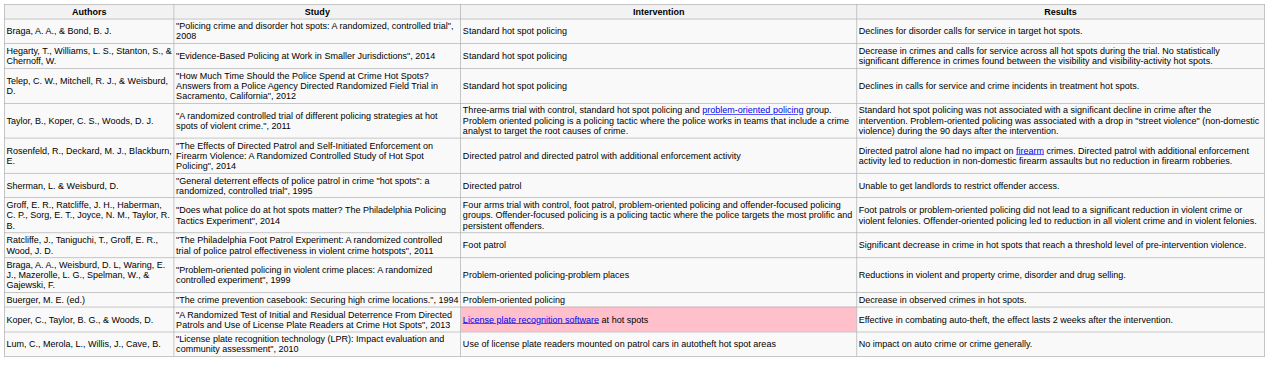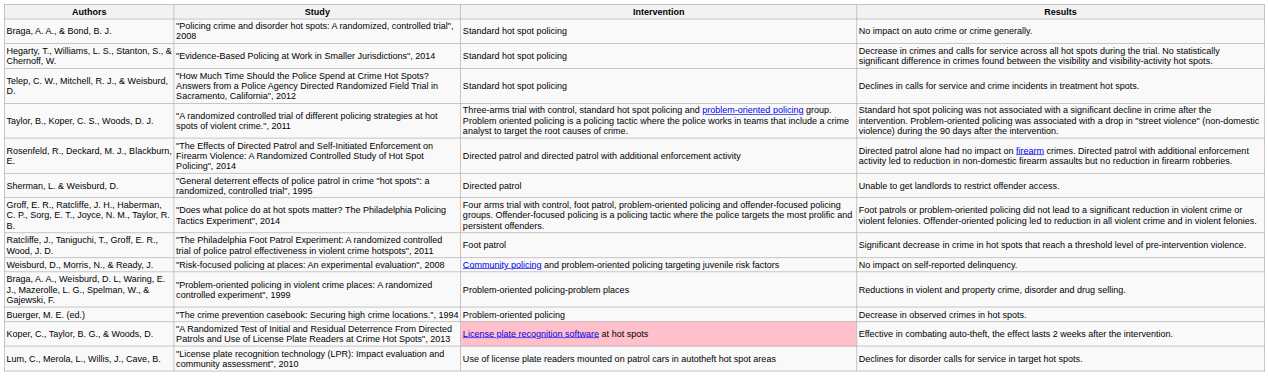(971, 31) Declines for disorder calls for service in target hot spots. -> (946, 31) No impact on auto crime or crime generally.
+ row: (80, 265)
(946, 344) No impact on auto crime or crime generally. -> (971, 359) Declines for disorder calls for service in target hot spots.
